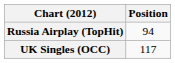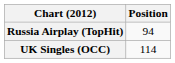(148, 49) 117 -> (148, 49) 114
